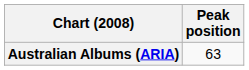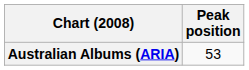(213, 53) 63 -> (213, 53) 53
